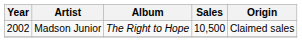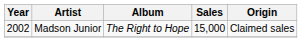(210, 28) 10,500 -> (210, 28) 15,000
